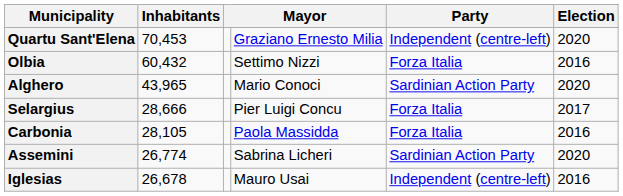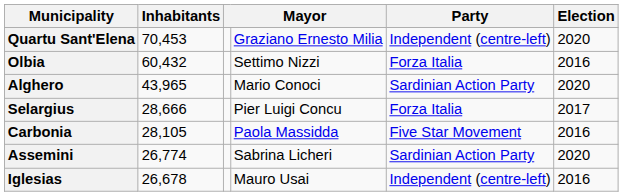(426, 132) Forza Italia -> (455, 132) Five Star Movement
